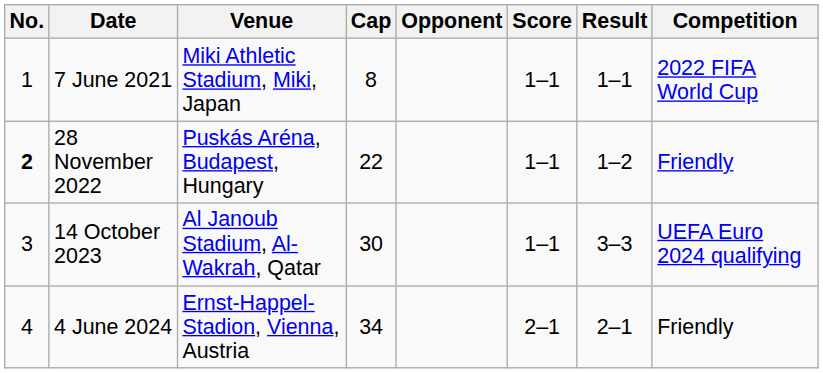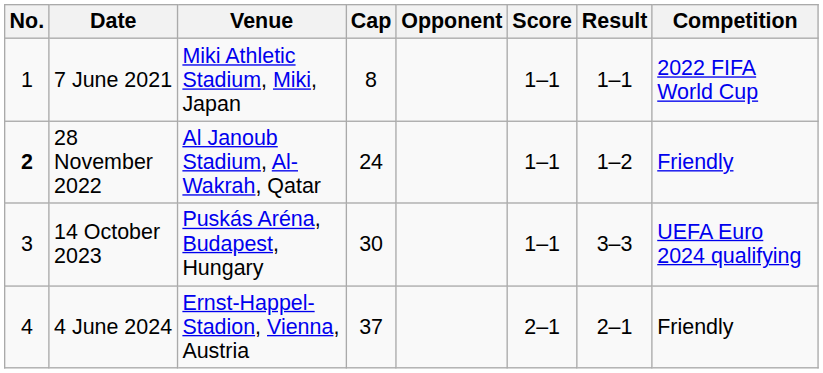(252, 161) Puskás Aréna, Budapest, Hungary -> (252, 161) Al Janoub Stadium, Al-Wakrah, Qatar
(371, 161) 22 -> (371, 161) 24
(252, 244) Al Janoub Stadium, Al-Wakrah, Qatar -> (252, 244) Puskás Aréna, Budapest, Hungary
(371, 326) 34 -> (371, 326) 37
